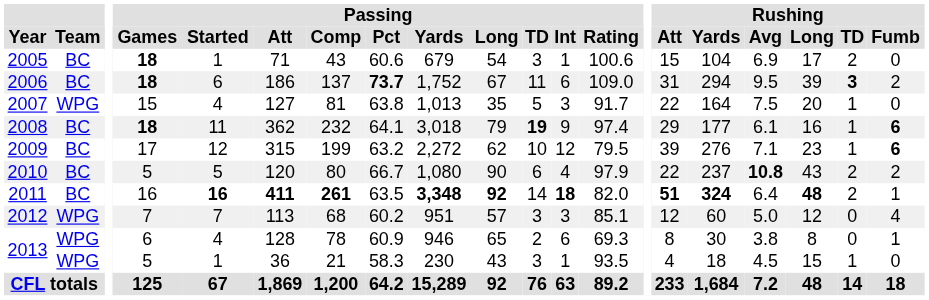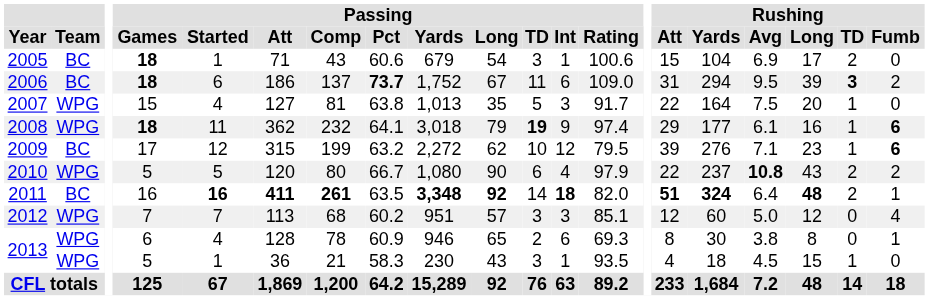(78, 127) BC -> (78, 127) WPG
(78, 171) BC -> (78, 171) WPG
